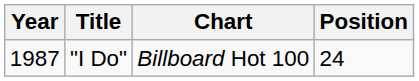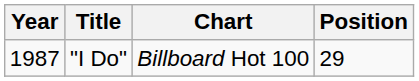(332, 57) 24 -> (332, 57) 29
